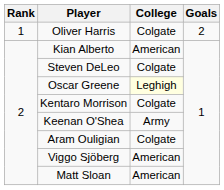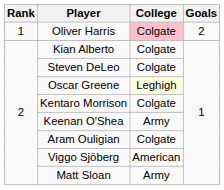(156, 31) no background -> (156, 31) pink background
(156, 49) American -> (156, 49) Colgate
(156, 175) American -> (156, 175) Army
